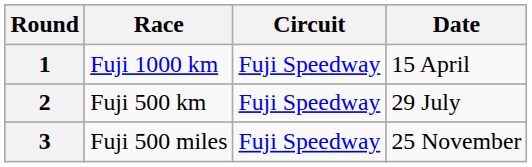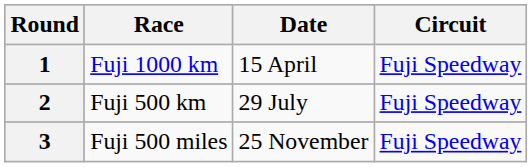columns swapped: (309, 24) <-> (456, 24)
